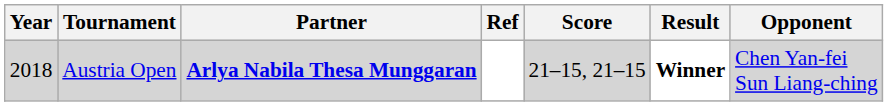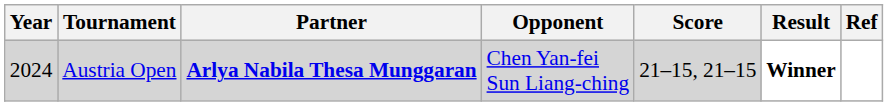columns swapped: (806, 22) <-> (503, 22)
(31, 70) 2018 -> (31, 70) 2024
